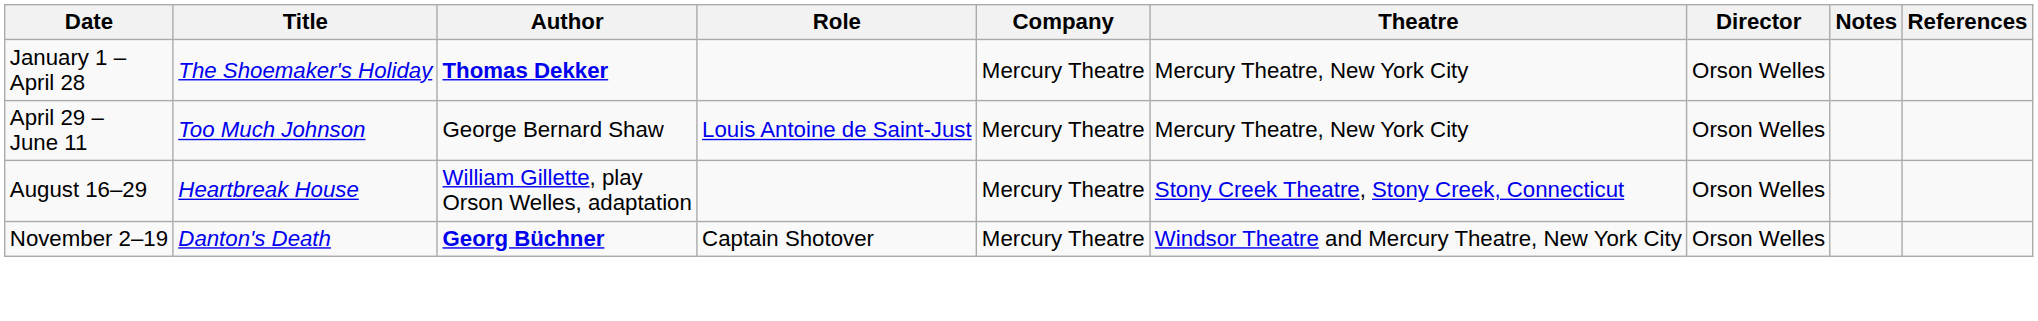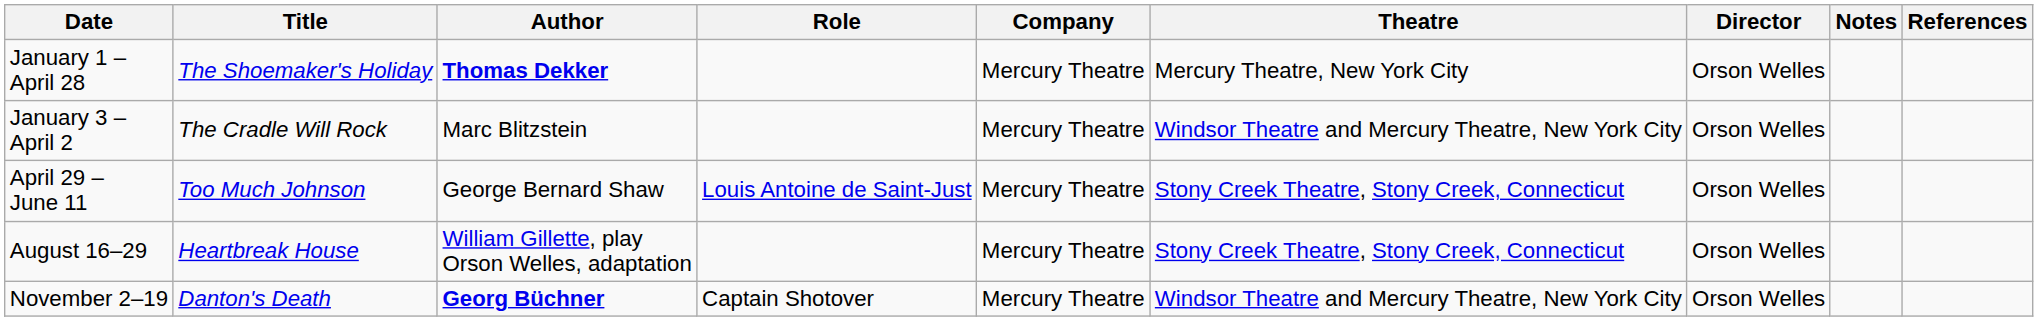+ row: (68, 130)
(1312, 130) Mercury Theatre, New York City -> (1390, 190) Stony Creek Theatre, Stony Creek, Connecticut
